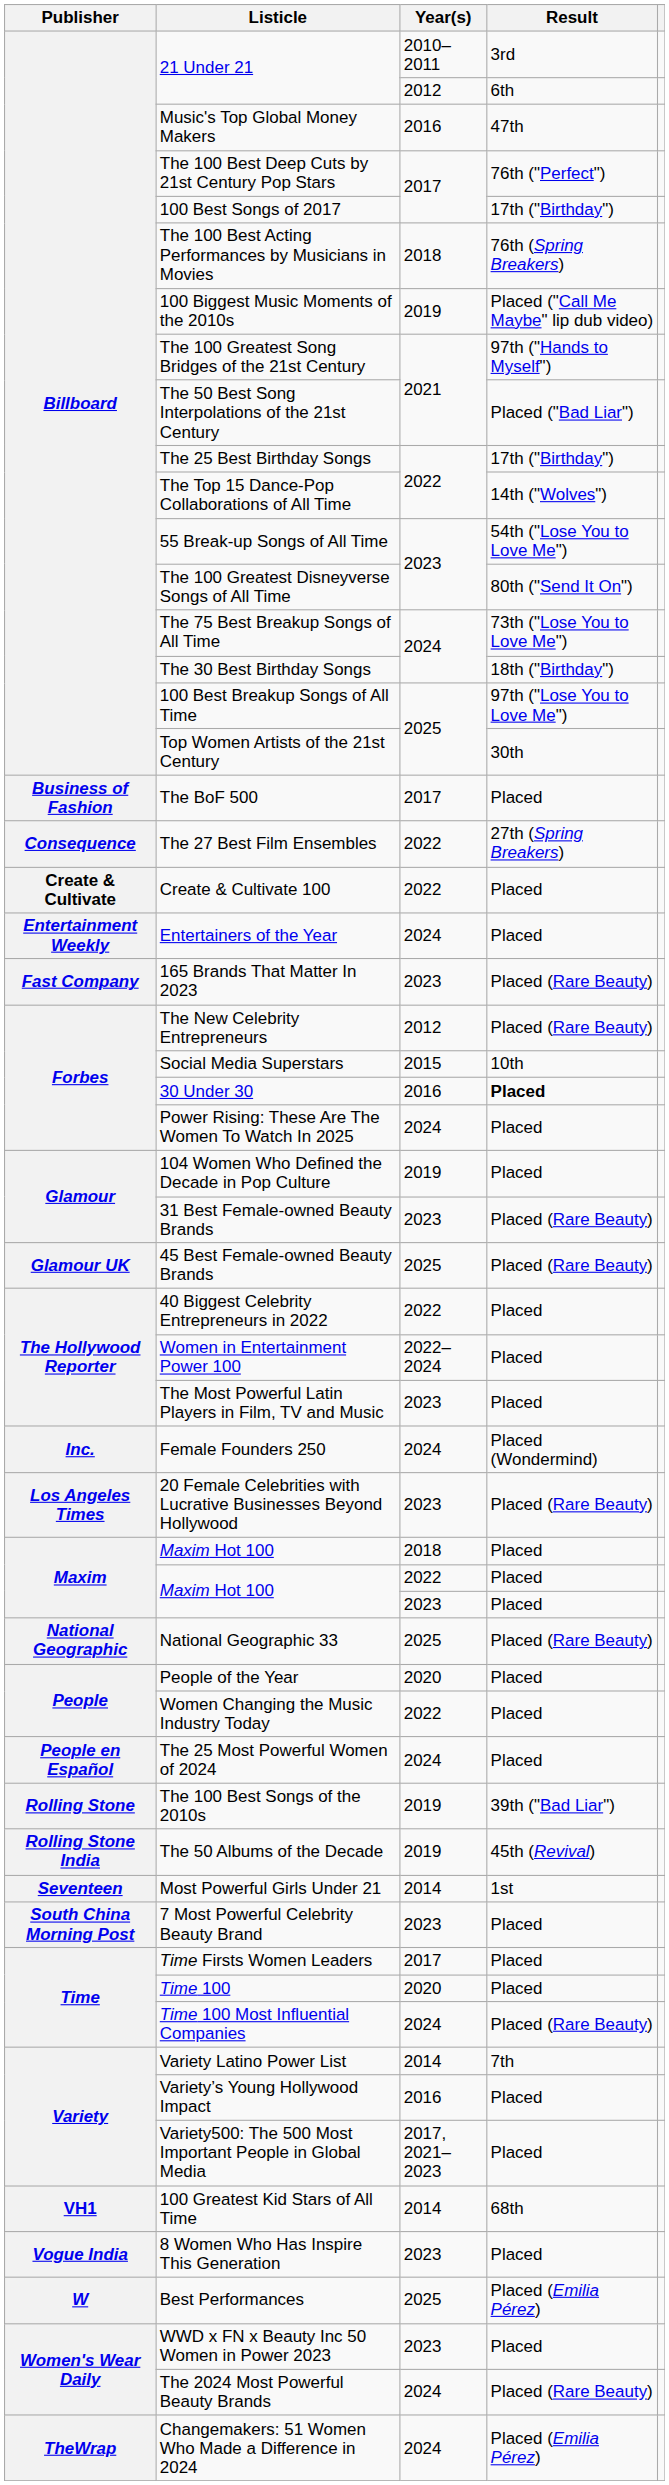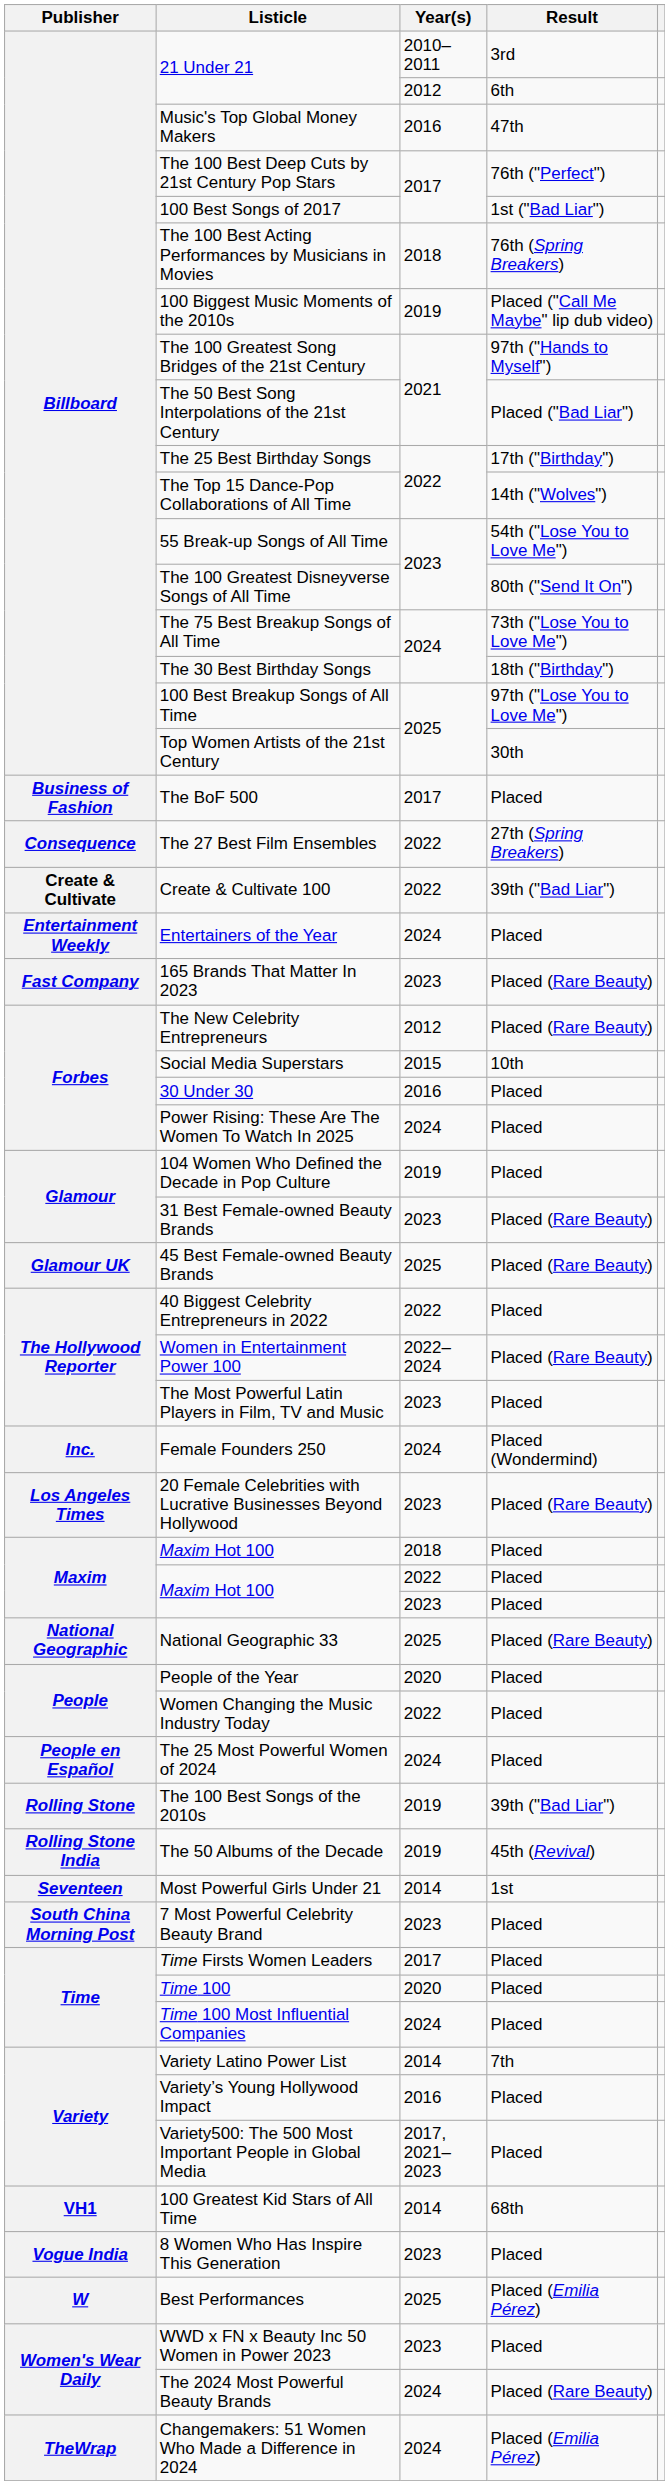(552, 209) 17th ("Birthday") -> (548, 209) 1st ("Bad Liar")
(517, 889) Placed -> (553, 889) 39th ("Bad Liar")
(518, 1091) bold -> (517, 1091) normal
(517, 1357) Placed -> (572, 1357) Placed (Rare Beauty)
(572, 2024) Placed (Rare Beauty) -> (517, 2024) Placed
